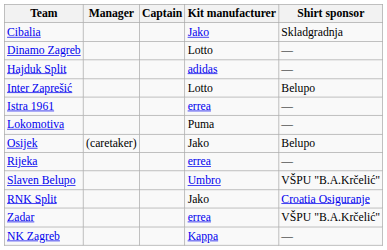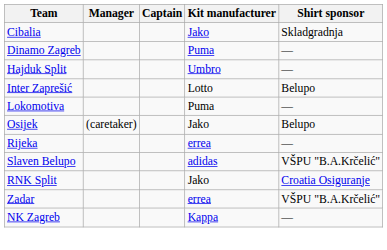(200, 50) Lotto -> (201, 50) Puma
(203, 69) adidas -> (204, 69) Umbro
- row: (31, 106)
(204, 180) Umbro -> (203, 161) adidas
